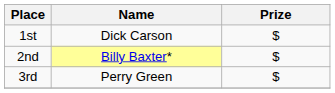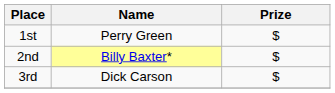(136, 35) Dick Carson -> (136, 35) Perry Green
(136, 77) Perry Green -> (136, 77) Dick Carson
